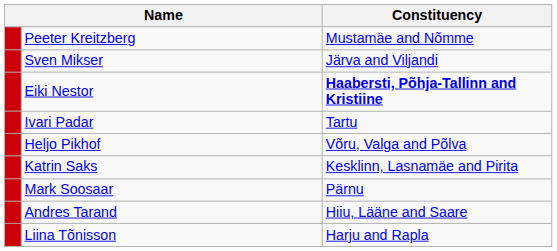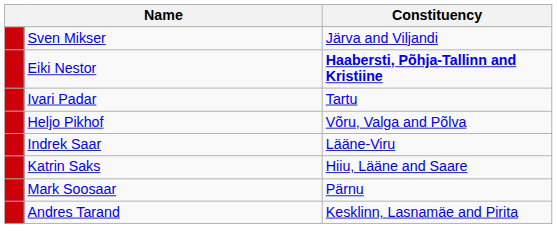- row: (80, 38)
+ row: (64, 144)
(422, 167) Kesklinn, Lasnamäe and Pirita -> (397, 167) Hiiu, Lääne and Saare
(397, 212) Hiiu, Lääne and Saare -> (422, 212) Kesklinn, Lasnamäe and Pirita
- row: (70, 235)
